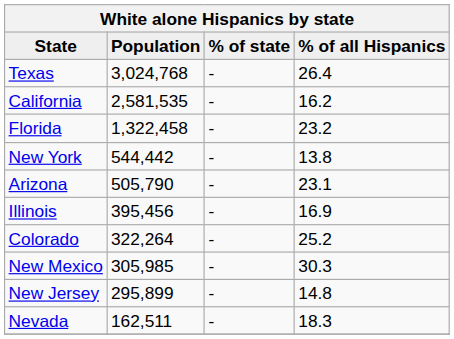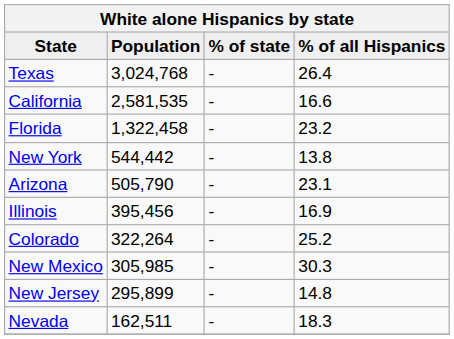(315, 101) 16.2 -> (315, 101) 16.6
